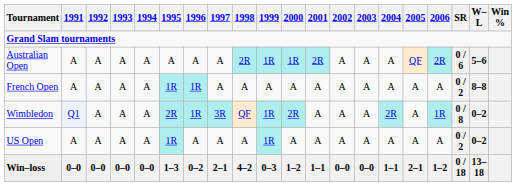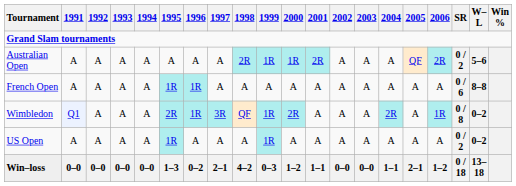(461, 60) 0 / 6 -> (461, 60) 0 / 2
(461, 87) 0 / 2 -> (461, 87) 0 / 6
